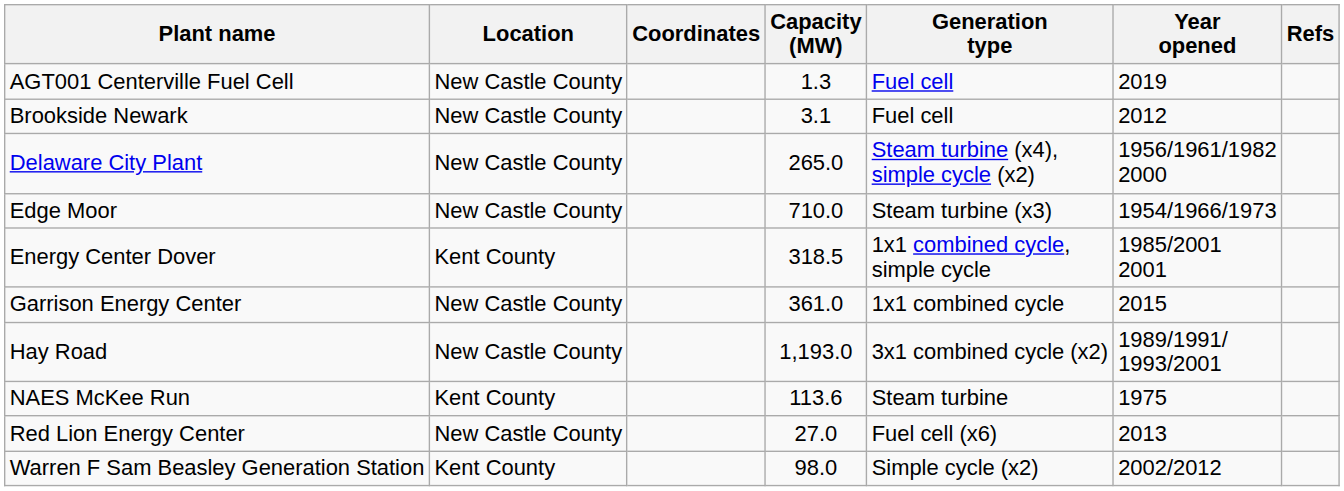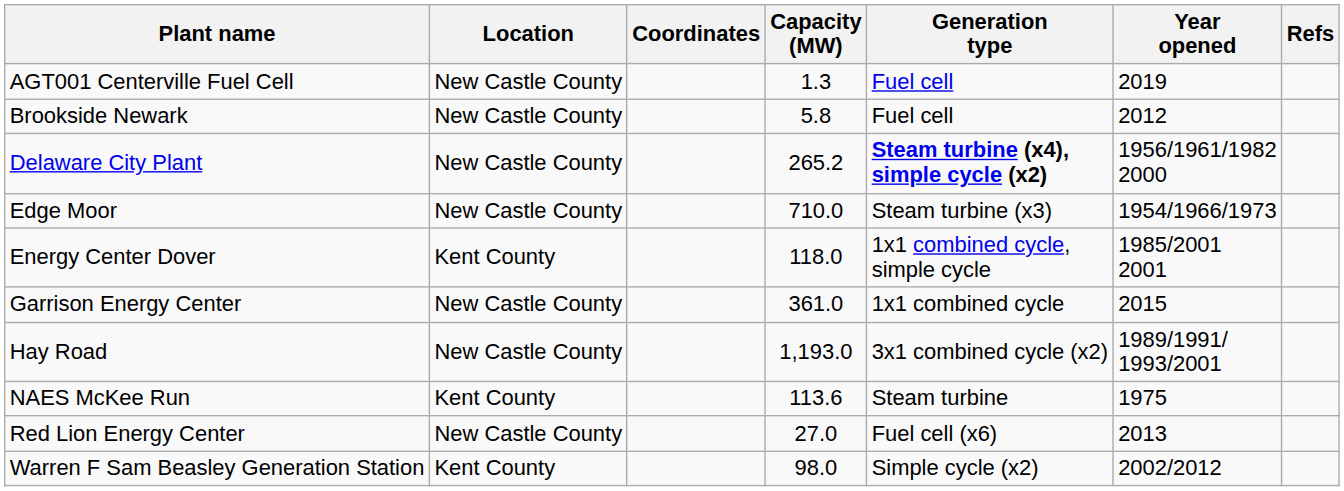(816, 116) 3.1 -> (816, 116) 5.8
(816, 163) 265.0 -> (816, 163) 265.2
(965, 163) normal -> (970, 163) bold
(816, 257) 318.5 -> (816, 257) 118.0
